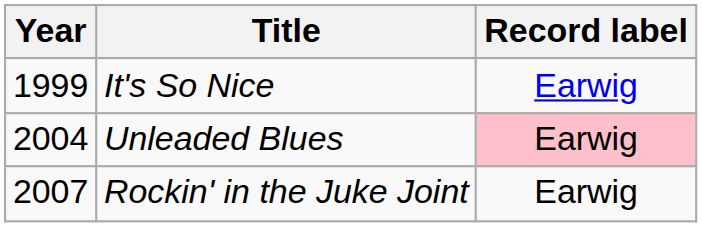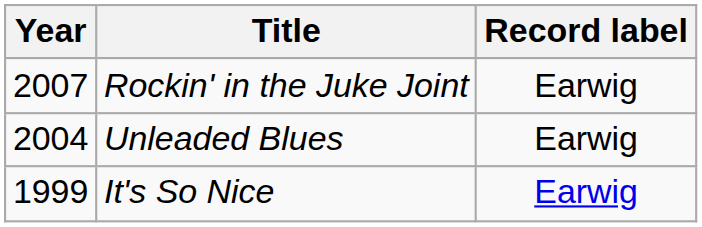rows swapped: (189, 85) <-> (286, 192)
(586, 138) pink background -> (586, 138) no background
